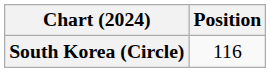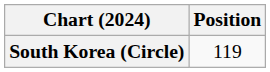(227, 51) 116 -> (227, 51) 119
